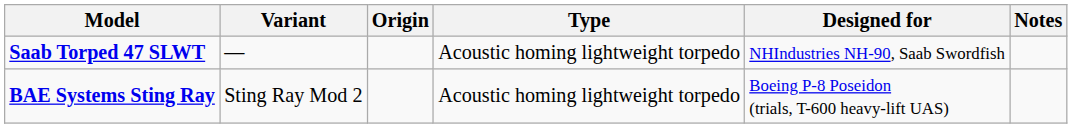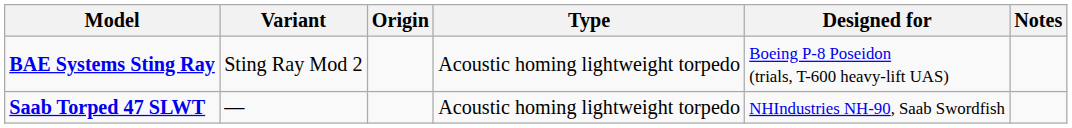rows swapped: (112, 95) <-> (107, 52)
